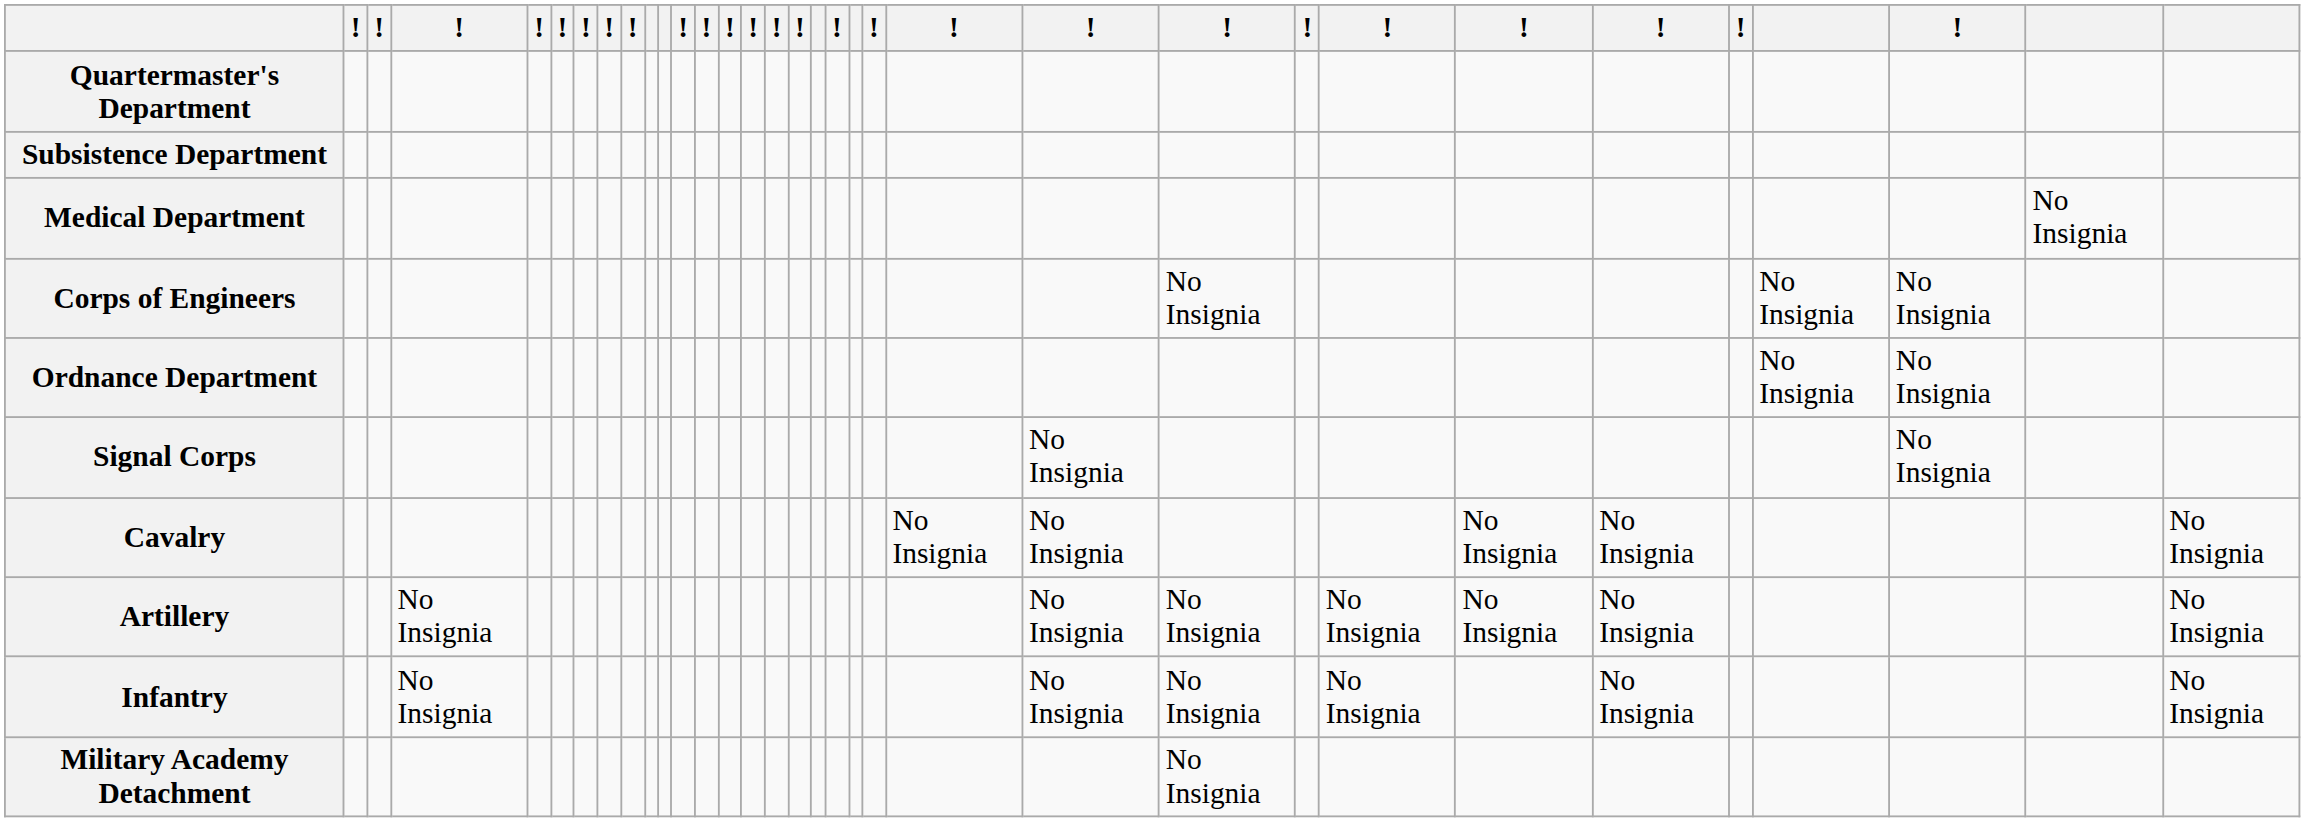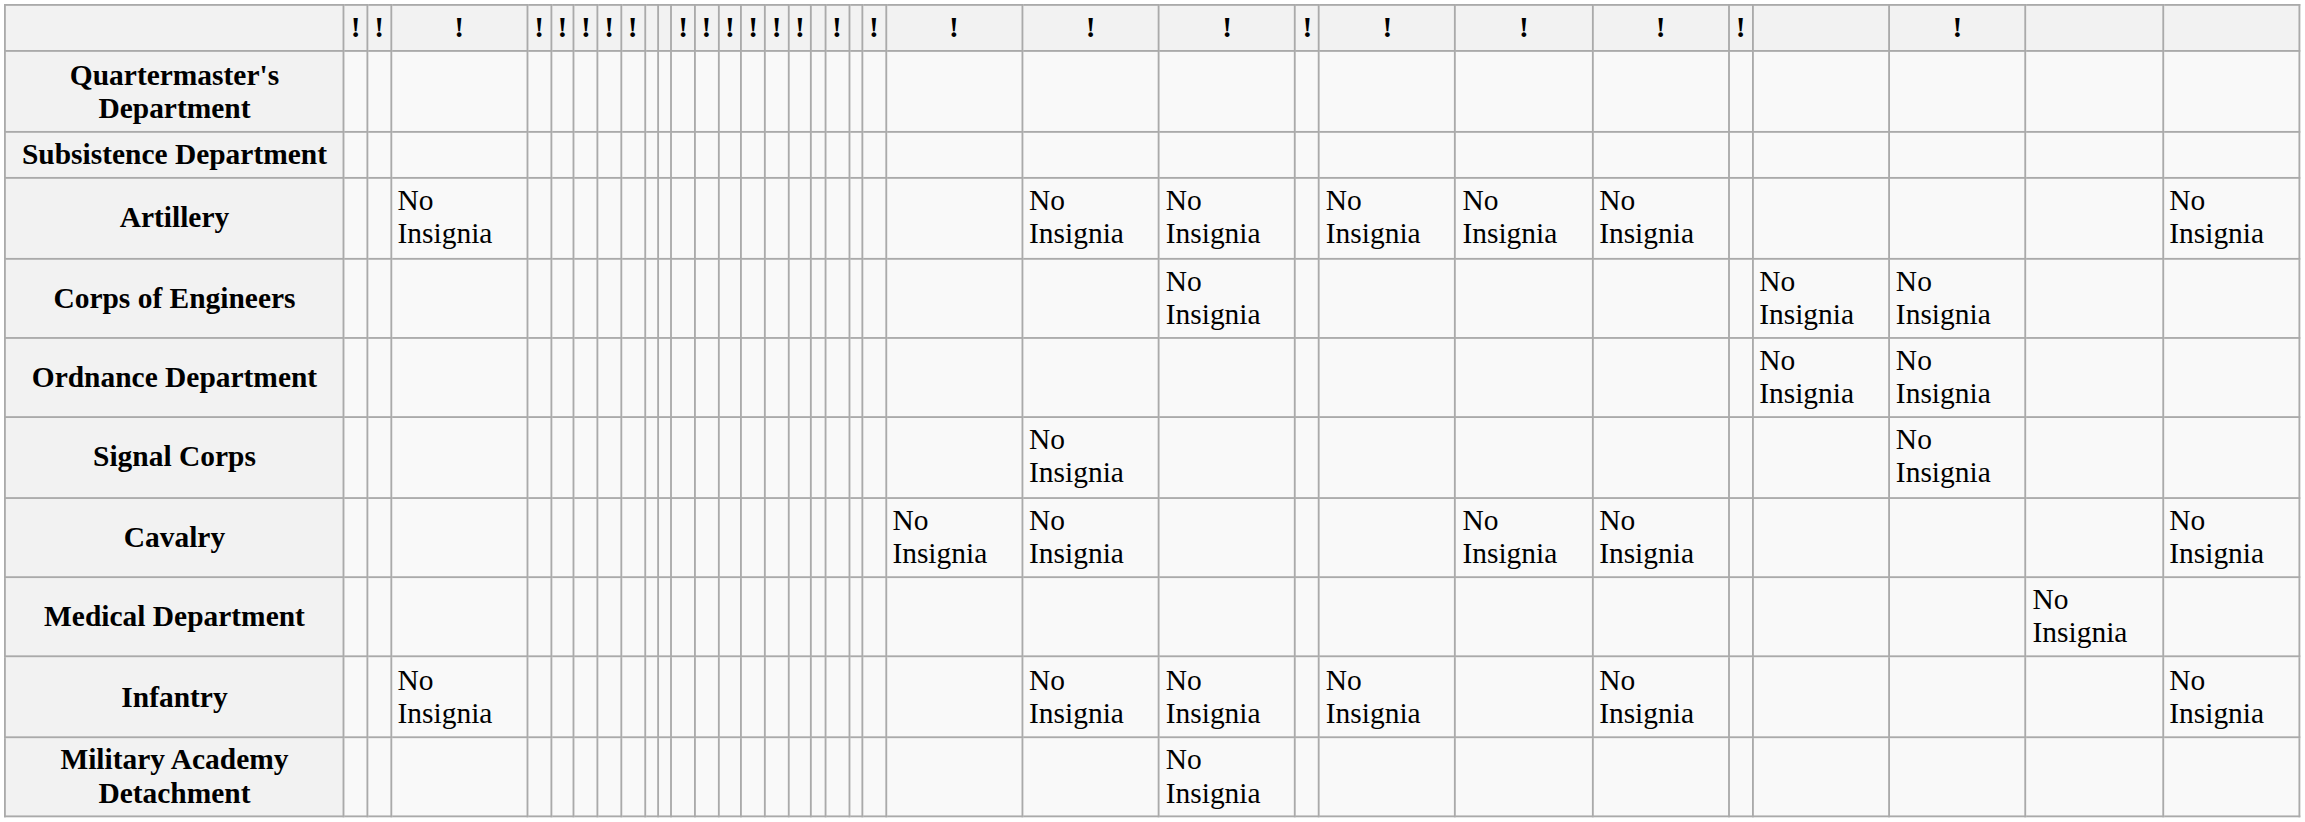rows swapped: (174, 217) <-> (174, 616)
